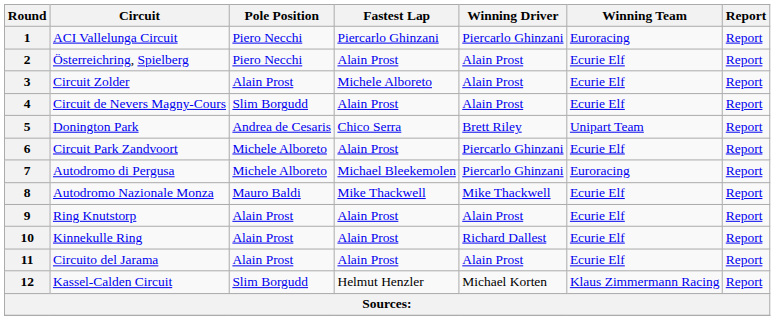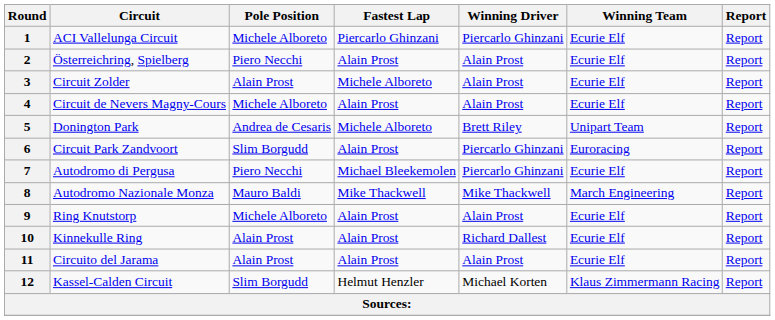(267, 37) Piero Necchi -> (280, 37) Michele Alboreto
(600, 37) Euroracing -> (597, 37) Ecurie Elf
(270, 104) Slim Borgudd -> (280, 104) Michele Alboreto
(369, 126) Chico Serra -> (385, 126) Michele Alboreto
(280, 148) Michele Alboreto -> (270, 148) Slim Borgudd
(597, 148) Ecurie Elf -> (600, 148) Euroracing
(280, 170) Michele Alboreto -> (267, 170) Piero Necchi
(600, 170) Euroracing -> (597, 170) Ecurie Elf
(597, 192) Ecurie Elf -> (622, 192) March Engineering
(263, 215) Alain Prost -> (280, 215) Michele Alboreto
